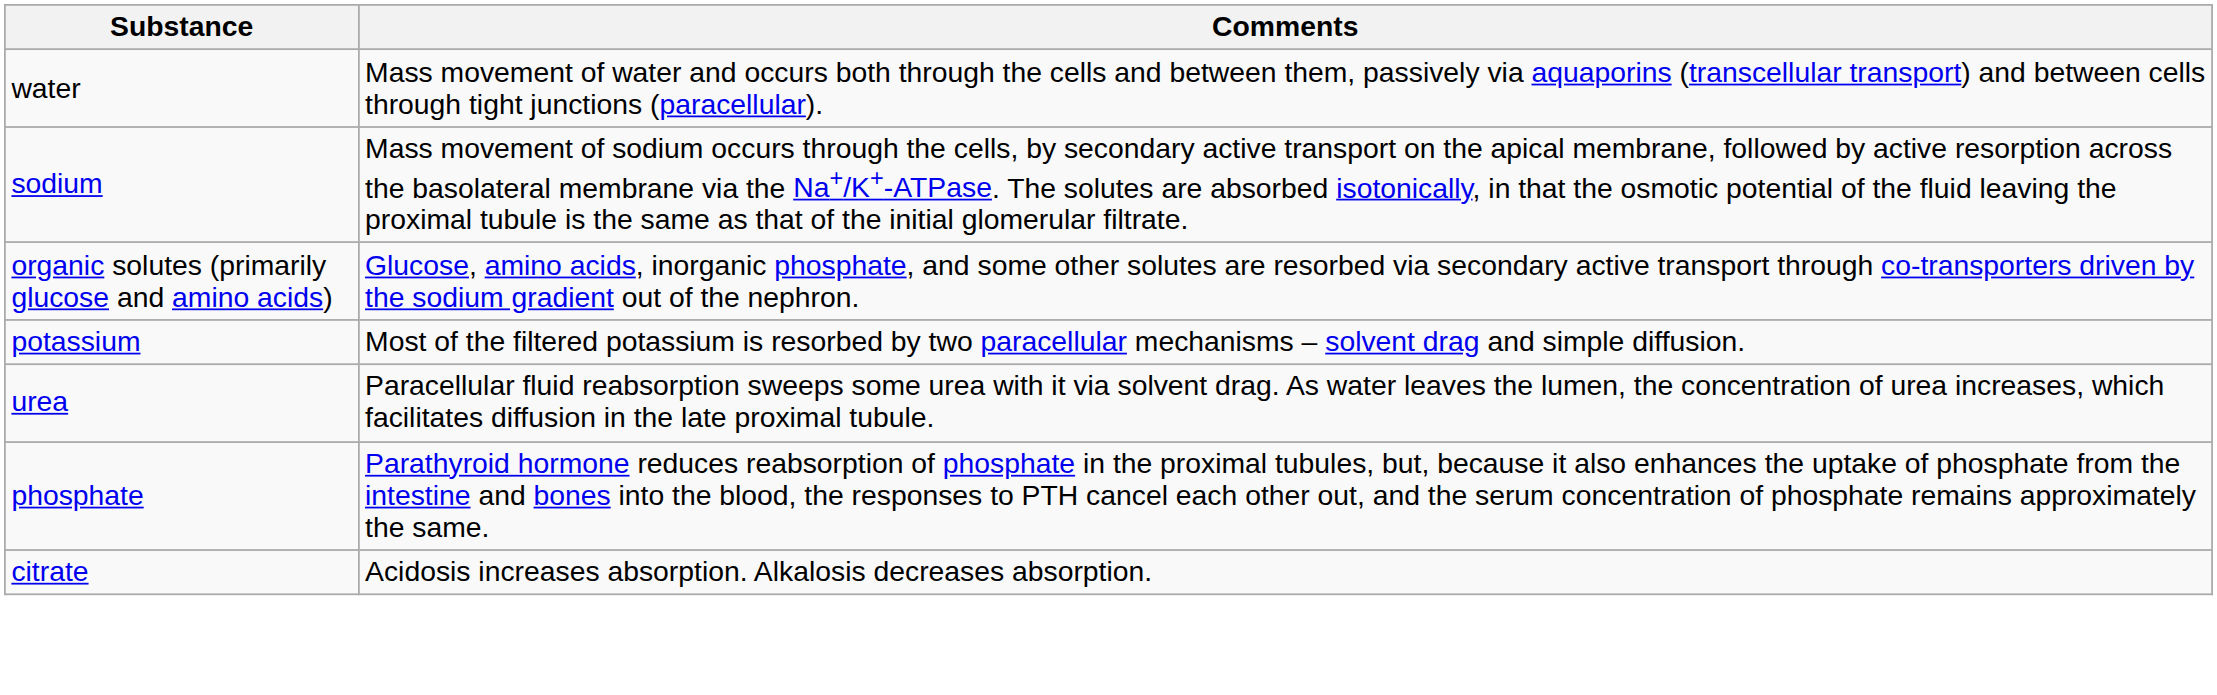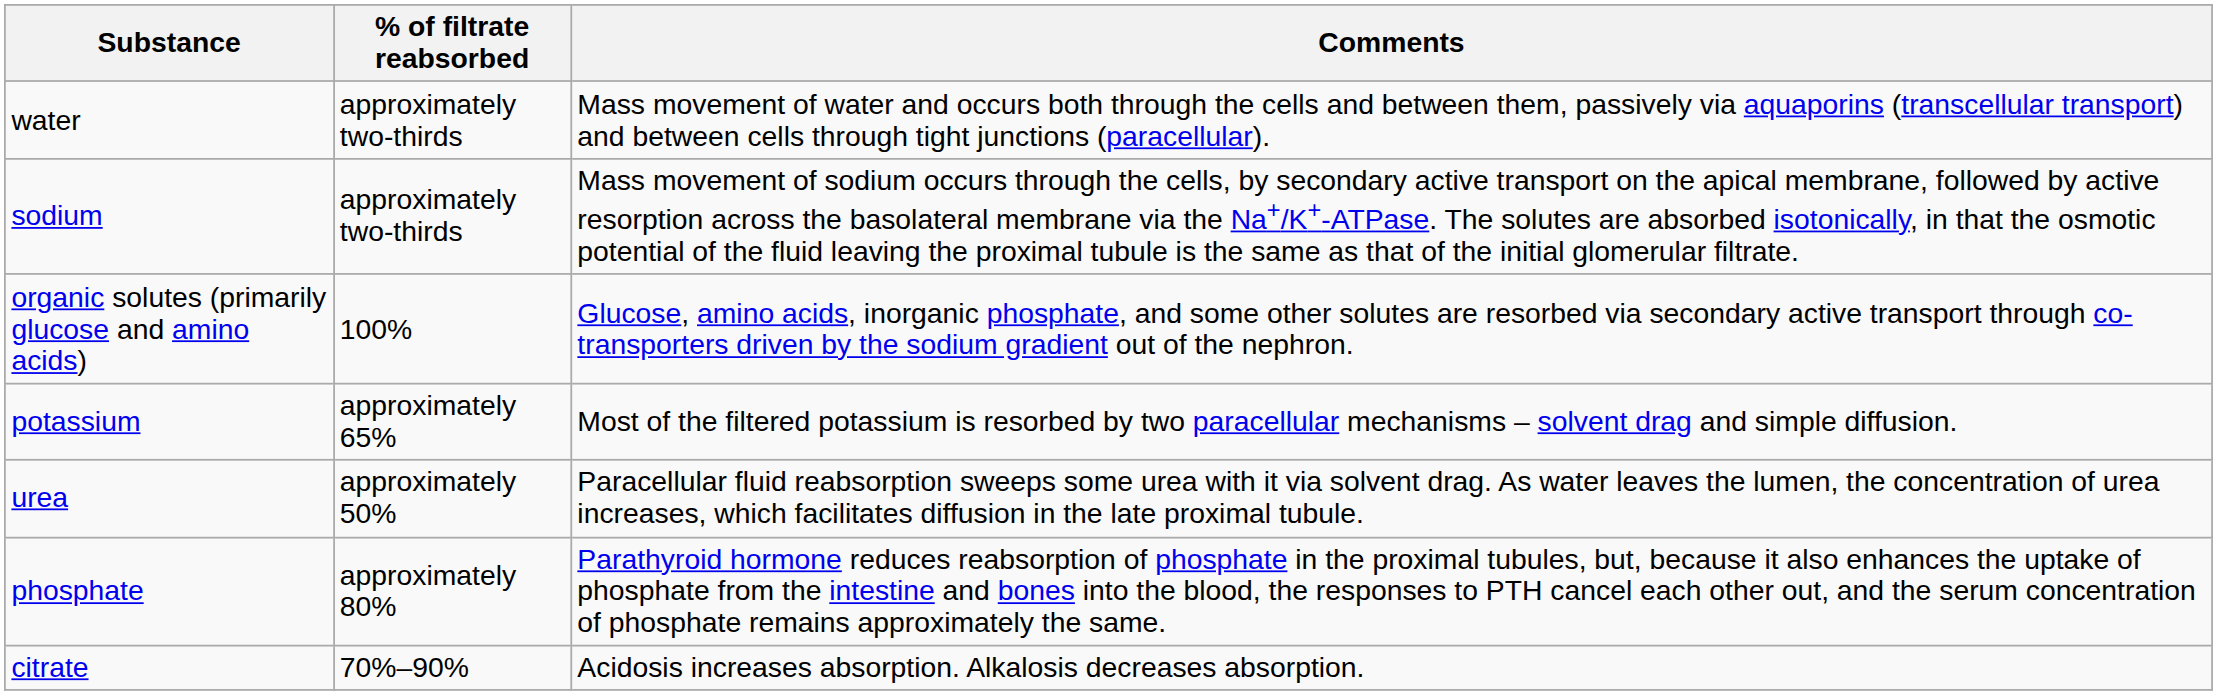+ column: (452, 42)
